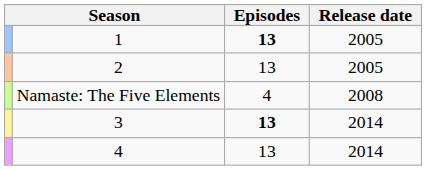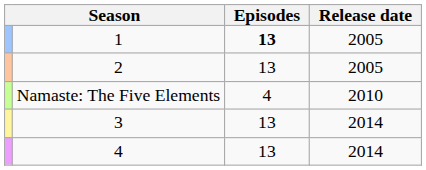(366, 95) 2008 -> (366, 95) 2010
(267, 123) bold -> (267, 123) normal
